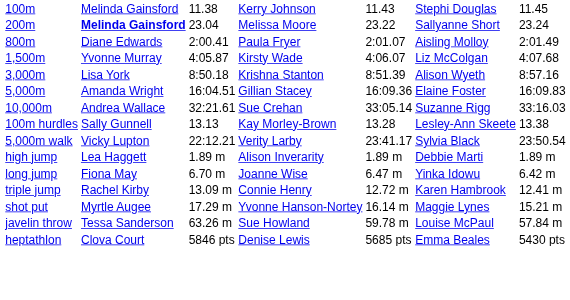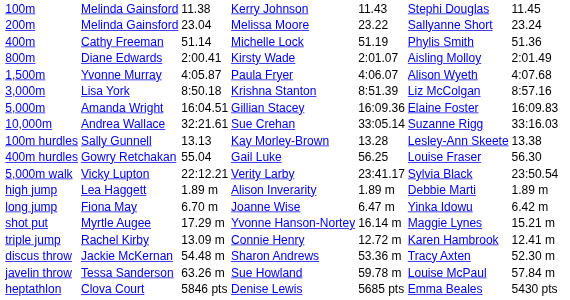(133, 25) bold -> (130, 25) normal
+ row: (20, 42)
(269, 42) Paula Fryer -> (263, 58) Kirsty Wade
(270, 58) Kirsty Wade -> (262, 75) Paula Fryer
(452, 58) Liz McColgan -> (443, 75) Alison Wyeth
(450, 75) Alison Wyeth -> (444, 91) Liz McColgan
+ row: (42, 157)
rows swapped: (33, 190) <-> (27, 207)
+ row: (39, 256)
